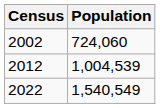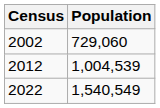(99, 41) 724,060 -> (99, 41) 729,060
